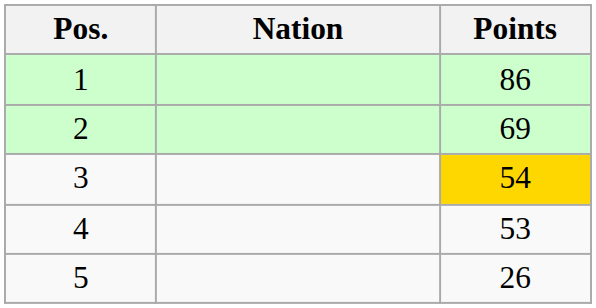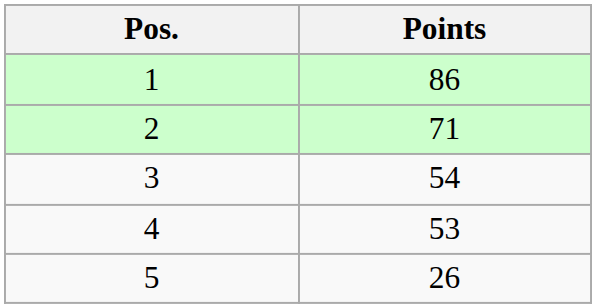- column: (298, 29)
(515, 128) 69 -> (445, 128) 71
(515, 178) gold background -> (445, 178) no background
